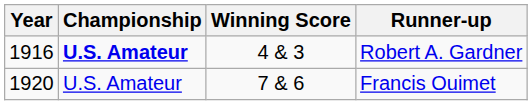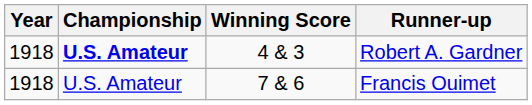(31, 52) 1916 -> (31, 52) 1918
(31, 83) 1920 -> (31, 83) 1918
